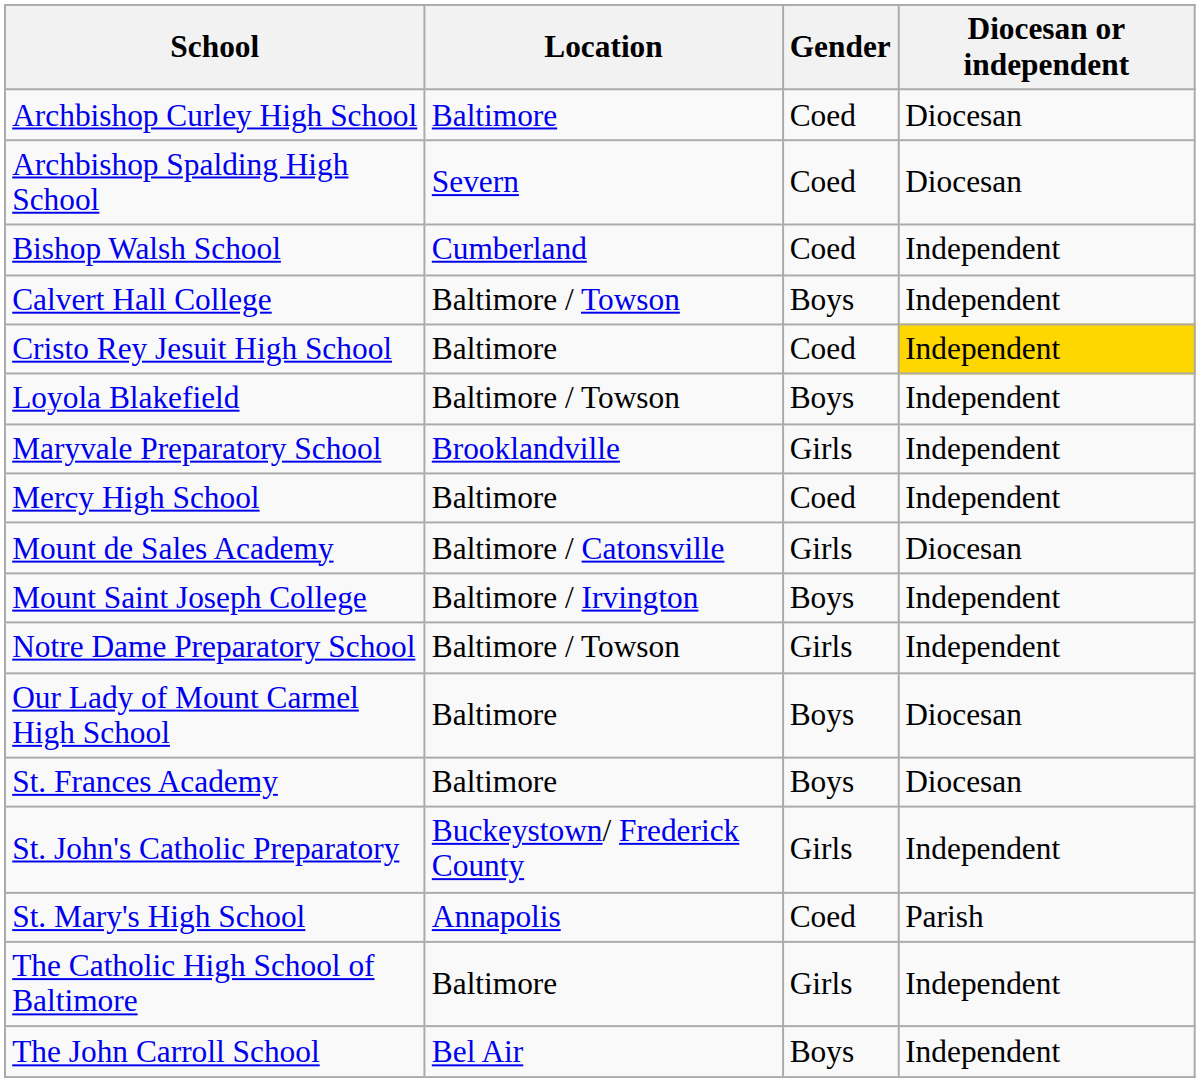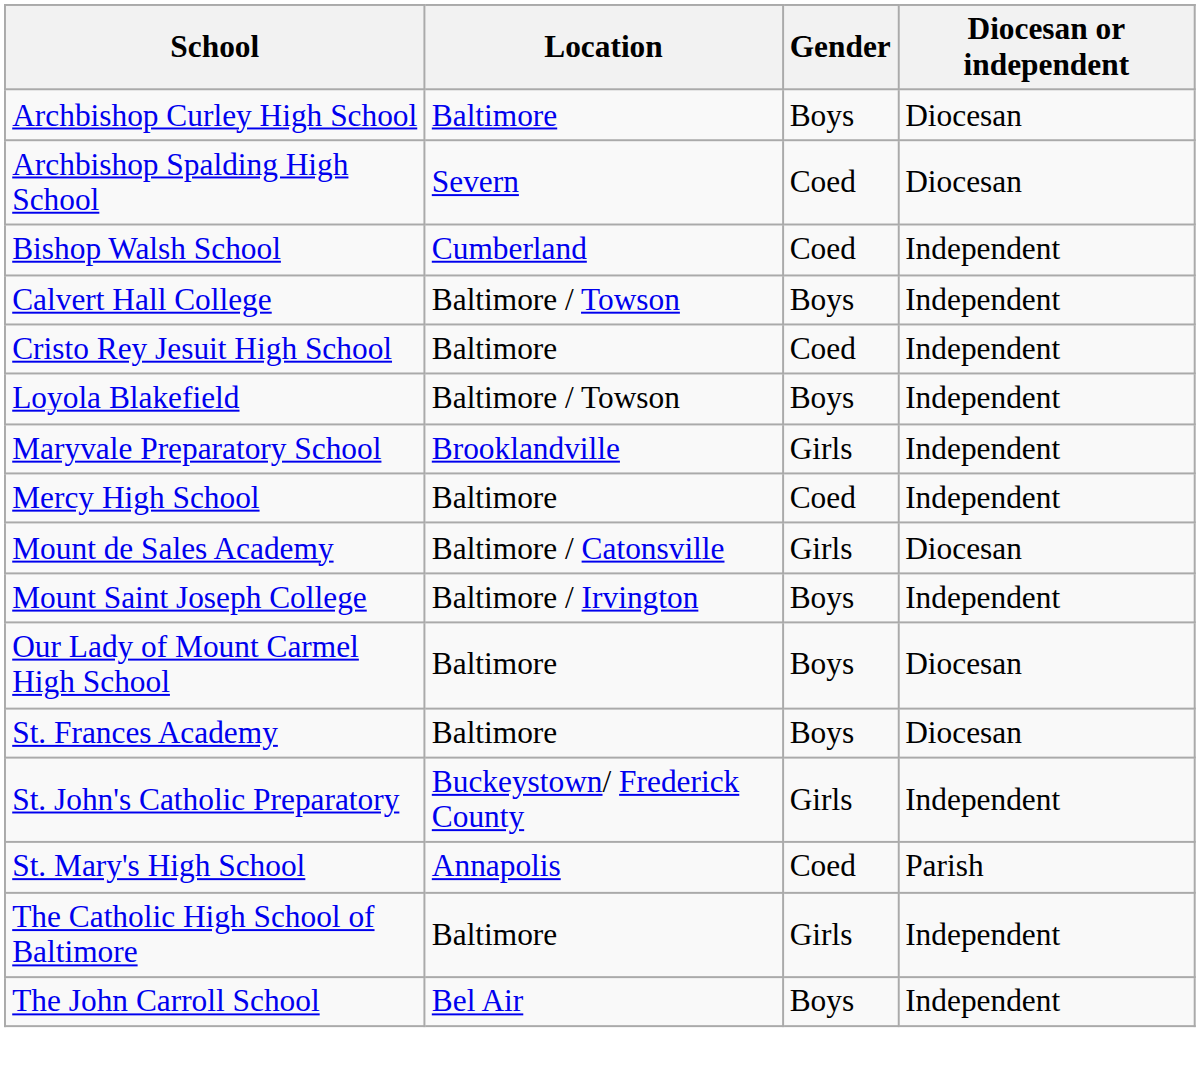(823, 114) Coed -> (822, 114) Boys
(983, 348) gold background -> (983, 348) no background
- row: (214, 647)
